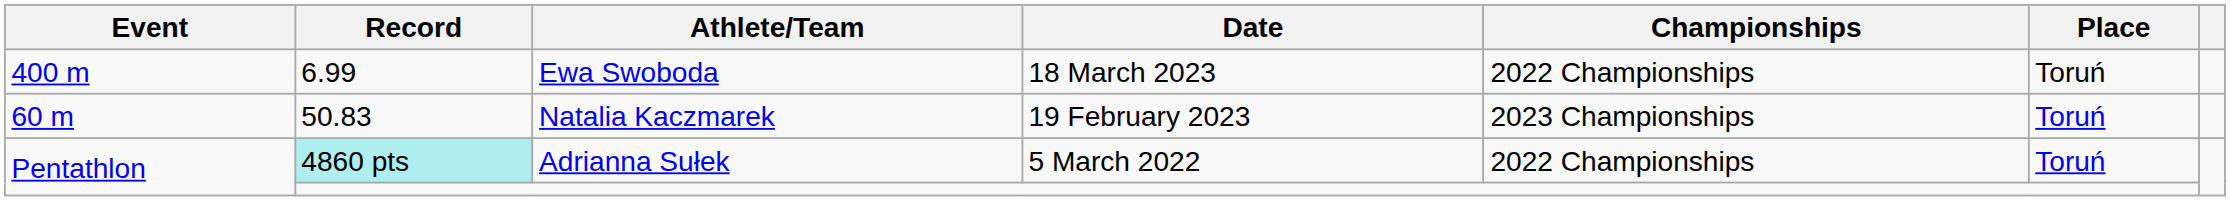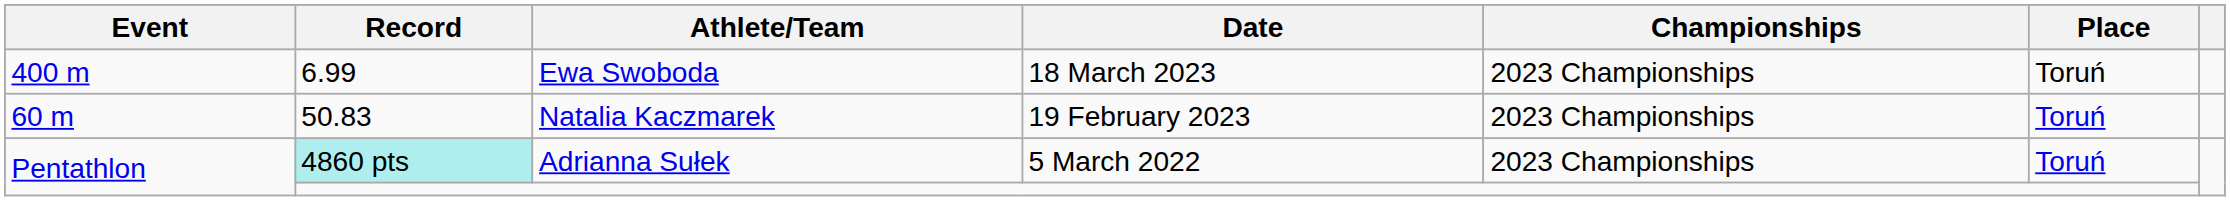(1622, 72) 2022 Championships -> (1622, 72) 2023 Championships
(1622, 161) 2022 Championships -> (1622, 161) 2023 Championships
